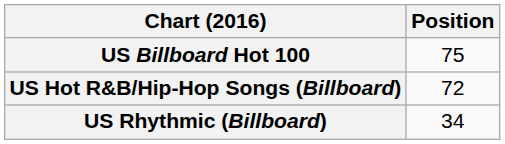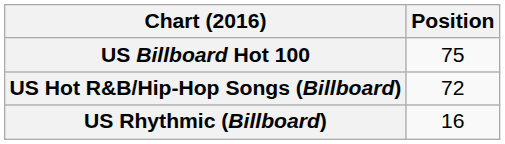(453, 121) 34 -> (453, 121) 16
